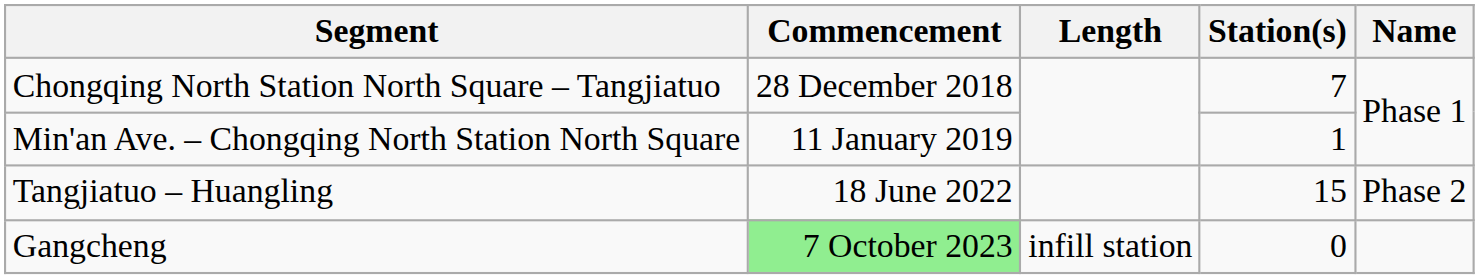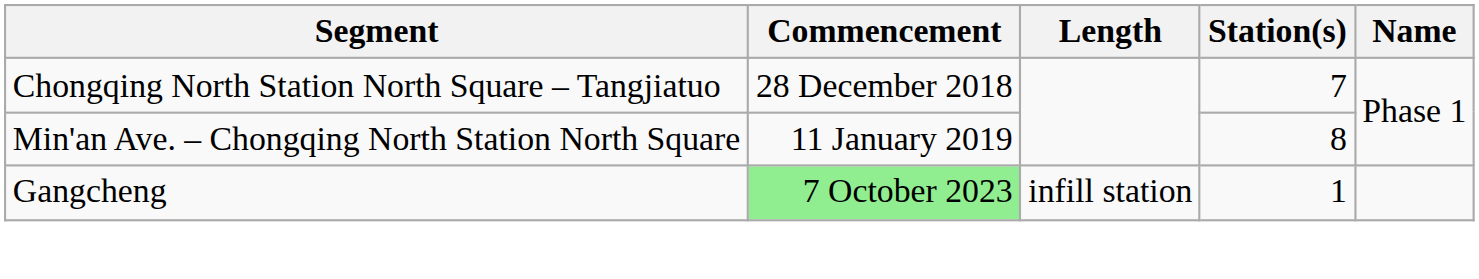(1338, 138) 1 -> (1338, 138) 8
- row: (173, 191)
(1338, 245) 0 -> (1338, 191) 1
